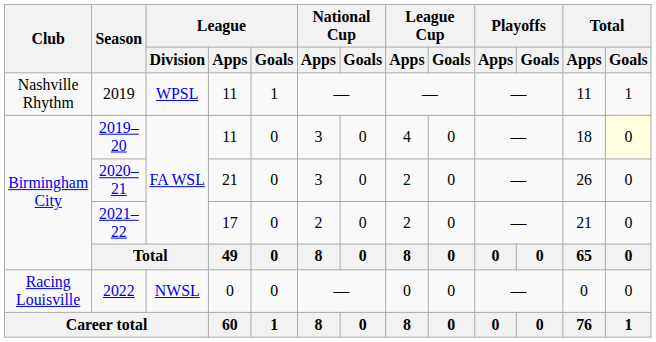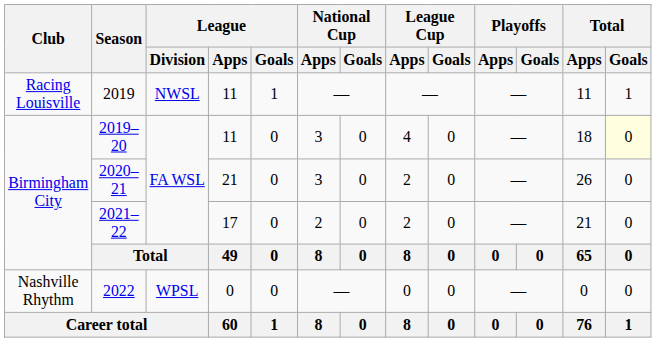(48, 94) Nashville Rhythm -> (48, 94) Racing Louisville
(177, 94) WPSL -> (177, 94) NWSL
(48, 290) Racing Louisville -> (48, 290) Nashville Rhythm
(177, 290) NWSL -> (177, 290) WPSL
